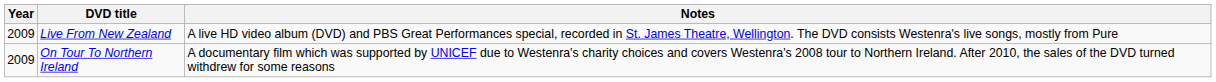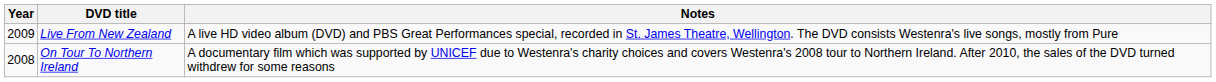(21, 60) 2009 -> (21, 60) 2008
